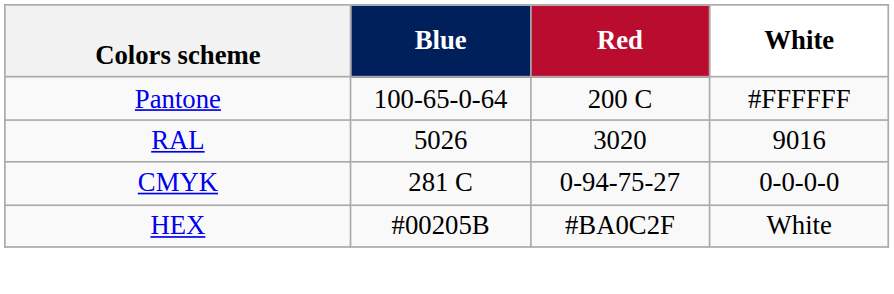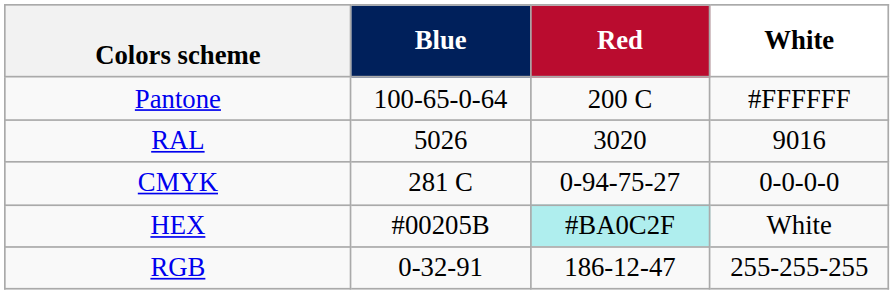(620, 225) no background -> (620, 225) paleturquoise background
+ row: (178, 267)
